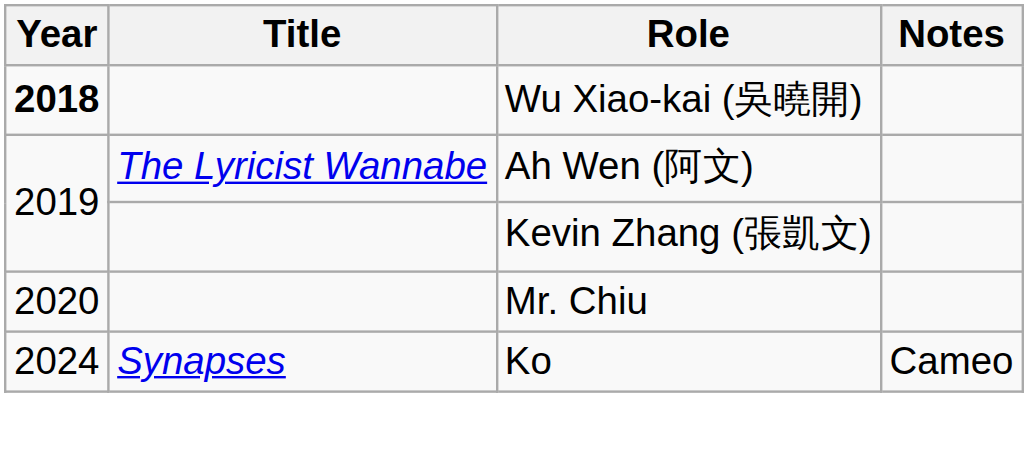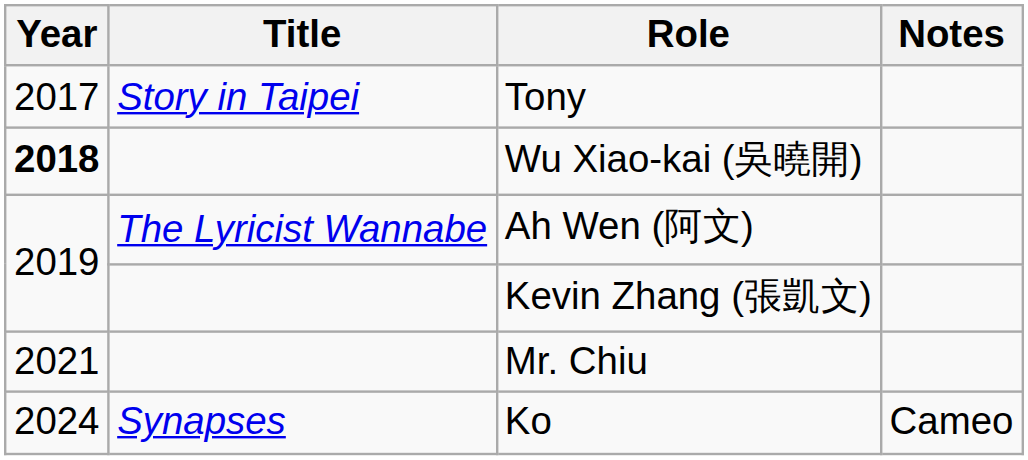+ row: (545, 95)
(57, 300) 2020 -> (57, 361) 2021
